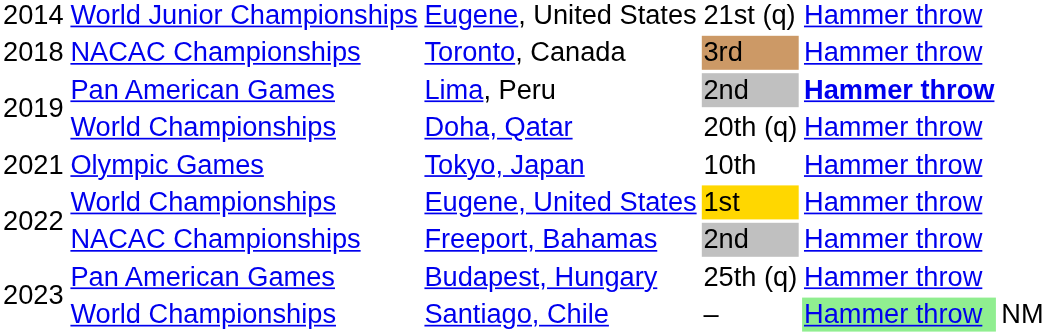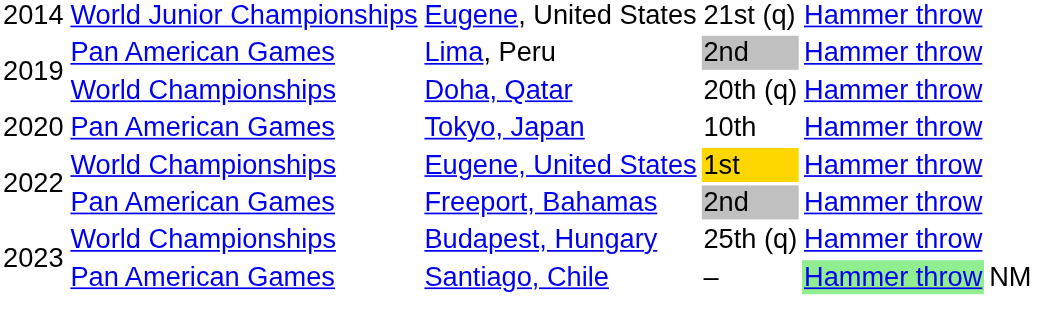- row: (525, 52)
(899, 89) bold -> (893, 52) normal
(33, 164) 2021 -> (33, 127) 2020
(167, 164) Olympic Games -> (203, 127) Pan American Games
(216, 239) NACAC Championships -> (203, 202) Pan American Games
(203, 276) Pan American Games -> (203, 239) World Championships
(203, 314) World Championships -> (203, 276) Pan American Games
